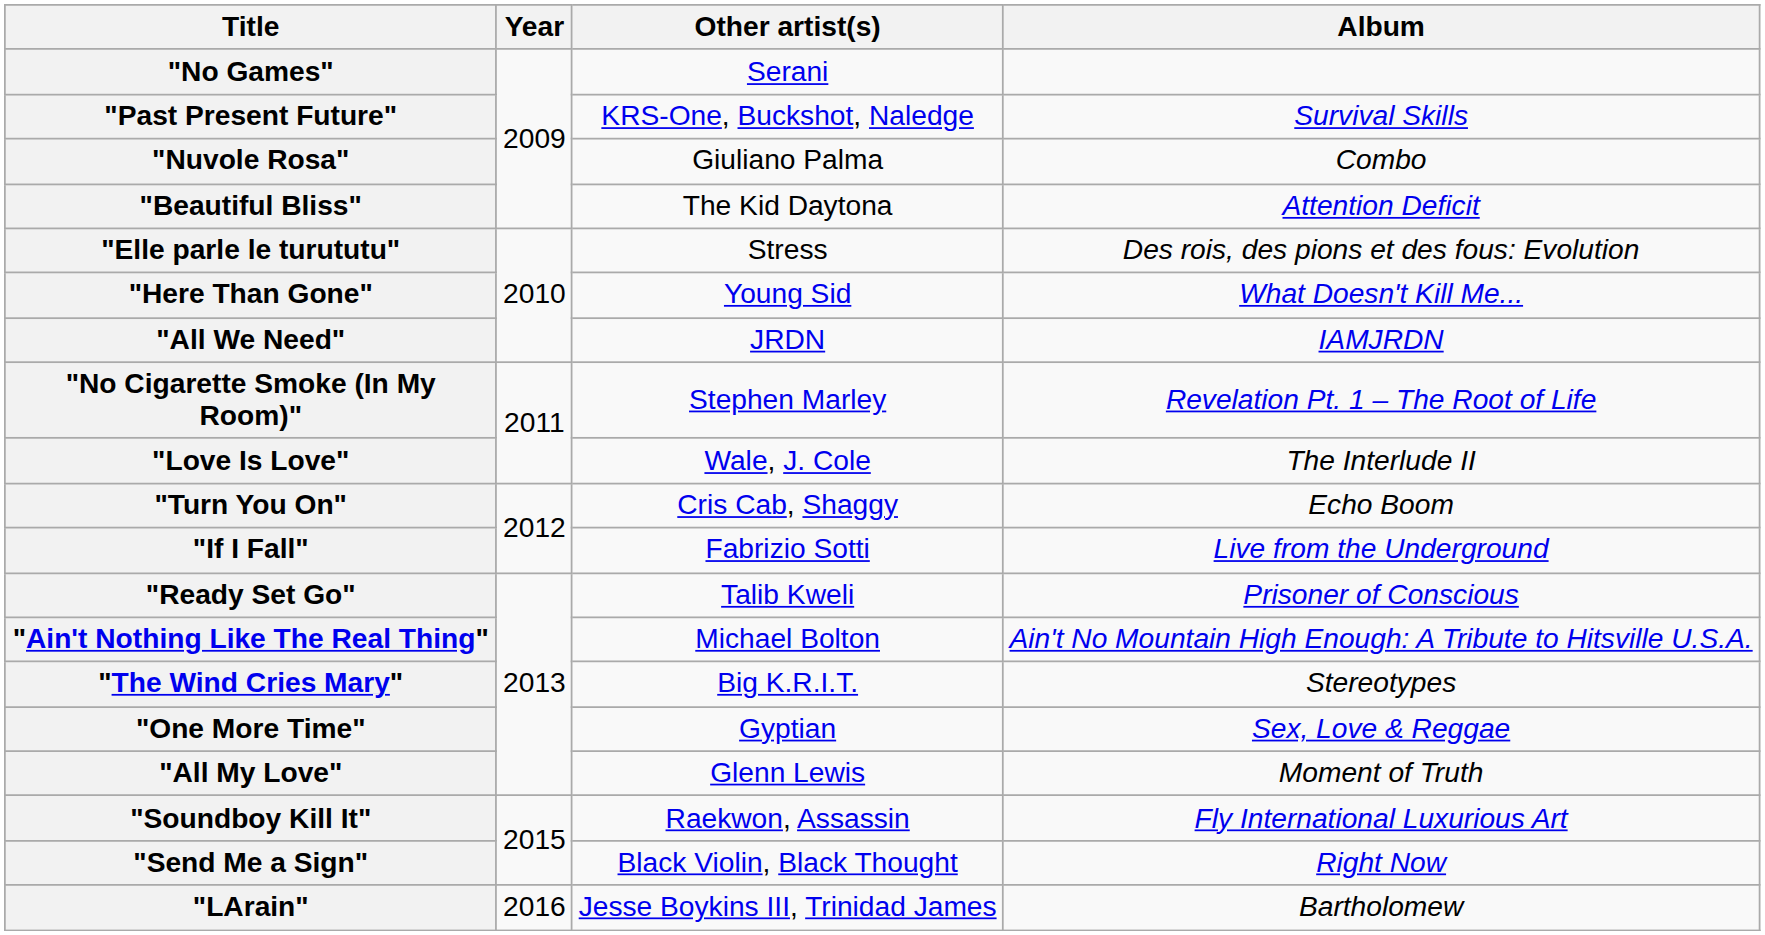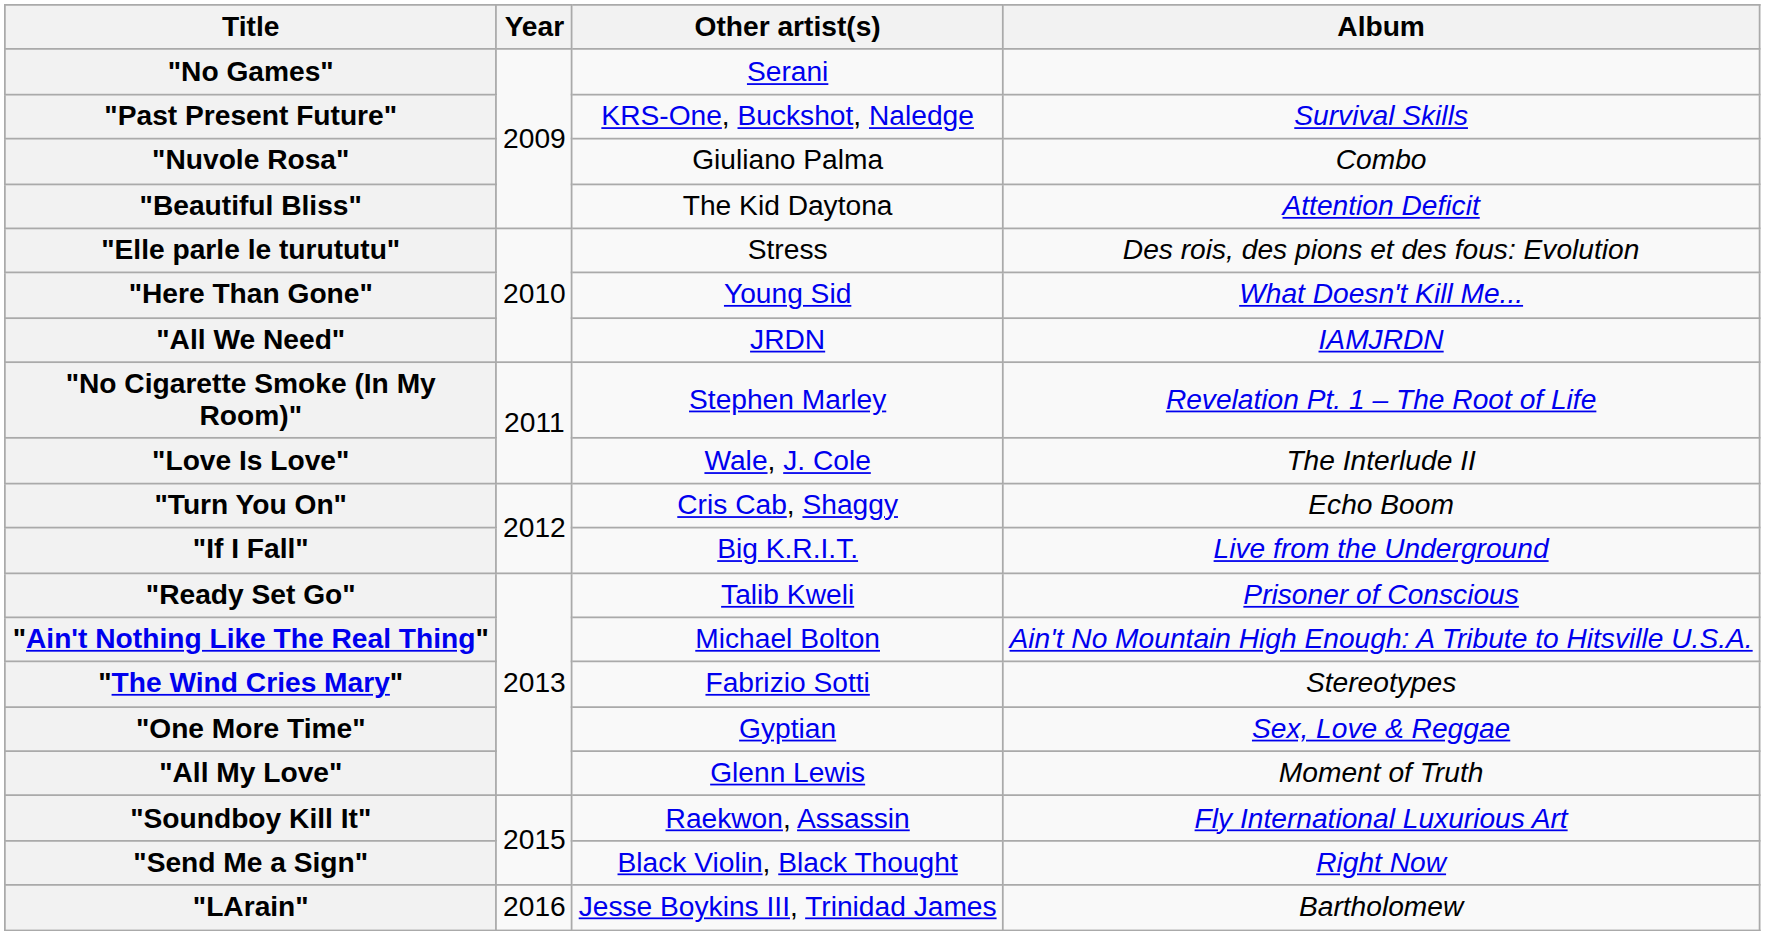(788, 549) Fabrizio Sotti -> (788, 549) Big K.R.I.T.
(788, 683) Big K.R.I.T. -> (788, 683) Fabrizio Sotti
